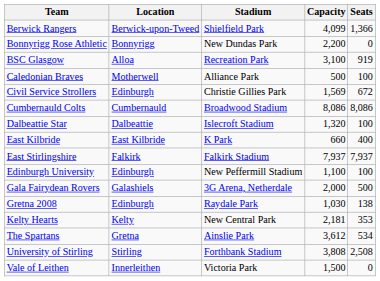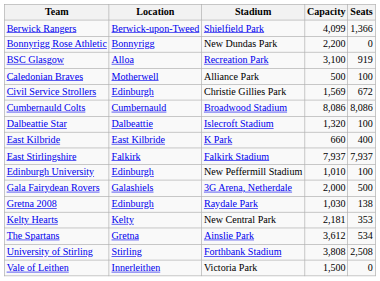(334, 172) 1,100 -> (334, 172) 1,010
